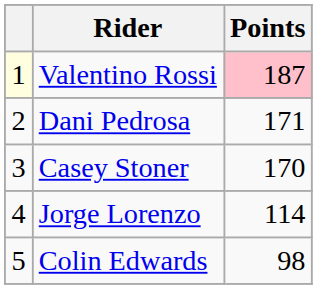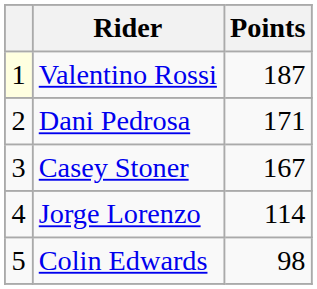(284, 74) pink background -> (284, 74) no background
(284, 167) 170 -> (284, 167) 167
